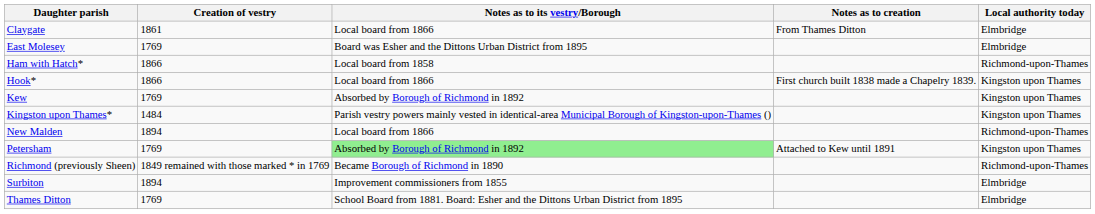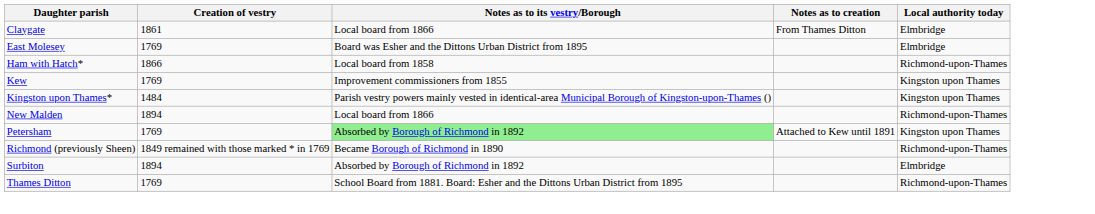- row: (21, 81)
(429, 98) Absorbed by Borough of Richmond in 1892 -> (421, 81) Improvement commissioners from 1855
(421, 183) Improvement commissioners from 1855 -> (429, 166) Absorbed by Borough of Richmond in 1892
(1004, 200) Elmbridge -> (954, 183) Richmond-upon-Thames
